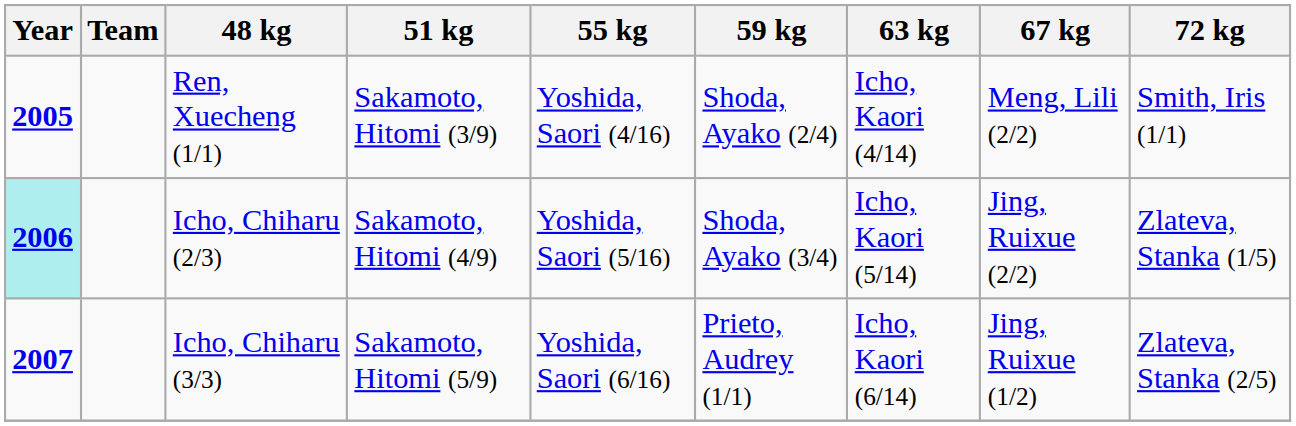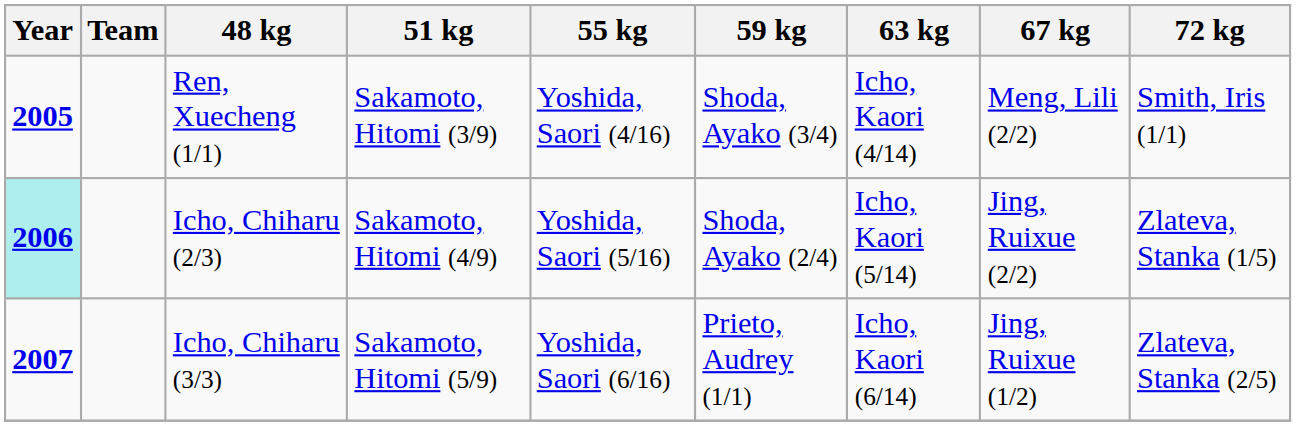(770, 115) Shoda, Ayako (2/4) -> (770, 115) Shoda, Ayako (3/4)
(770, 237) Shoda, Ayako (3/4) -> (770, 237) Shoda, Ayako (2/4)
